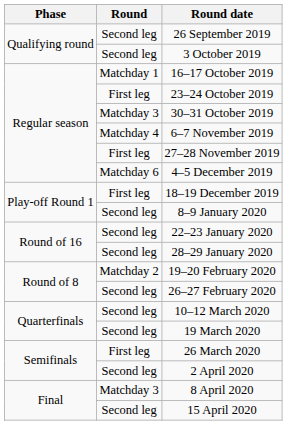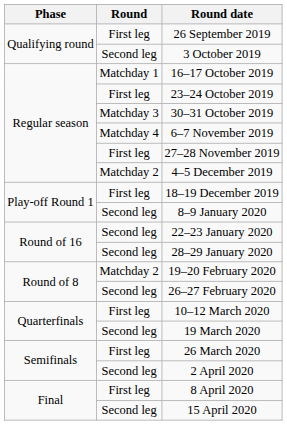(129, 34) Second leg -> (129, 34) First leg
(129, 172) Matchday 6 -> (129, 172) Matchday 2
(129, 311) Second leg -> (129, 311) First leg
(129, 390) Matchday 3 -> (129, 390) First leg
